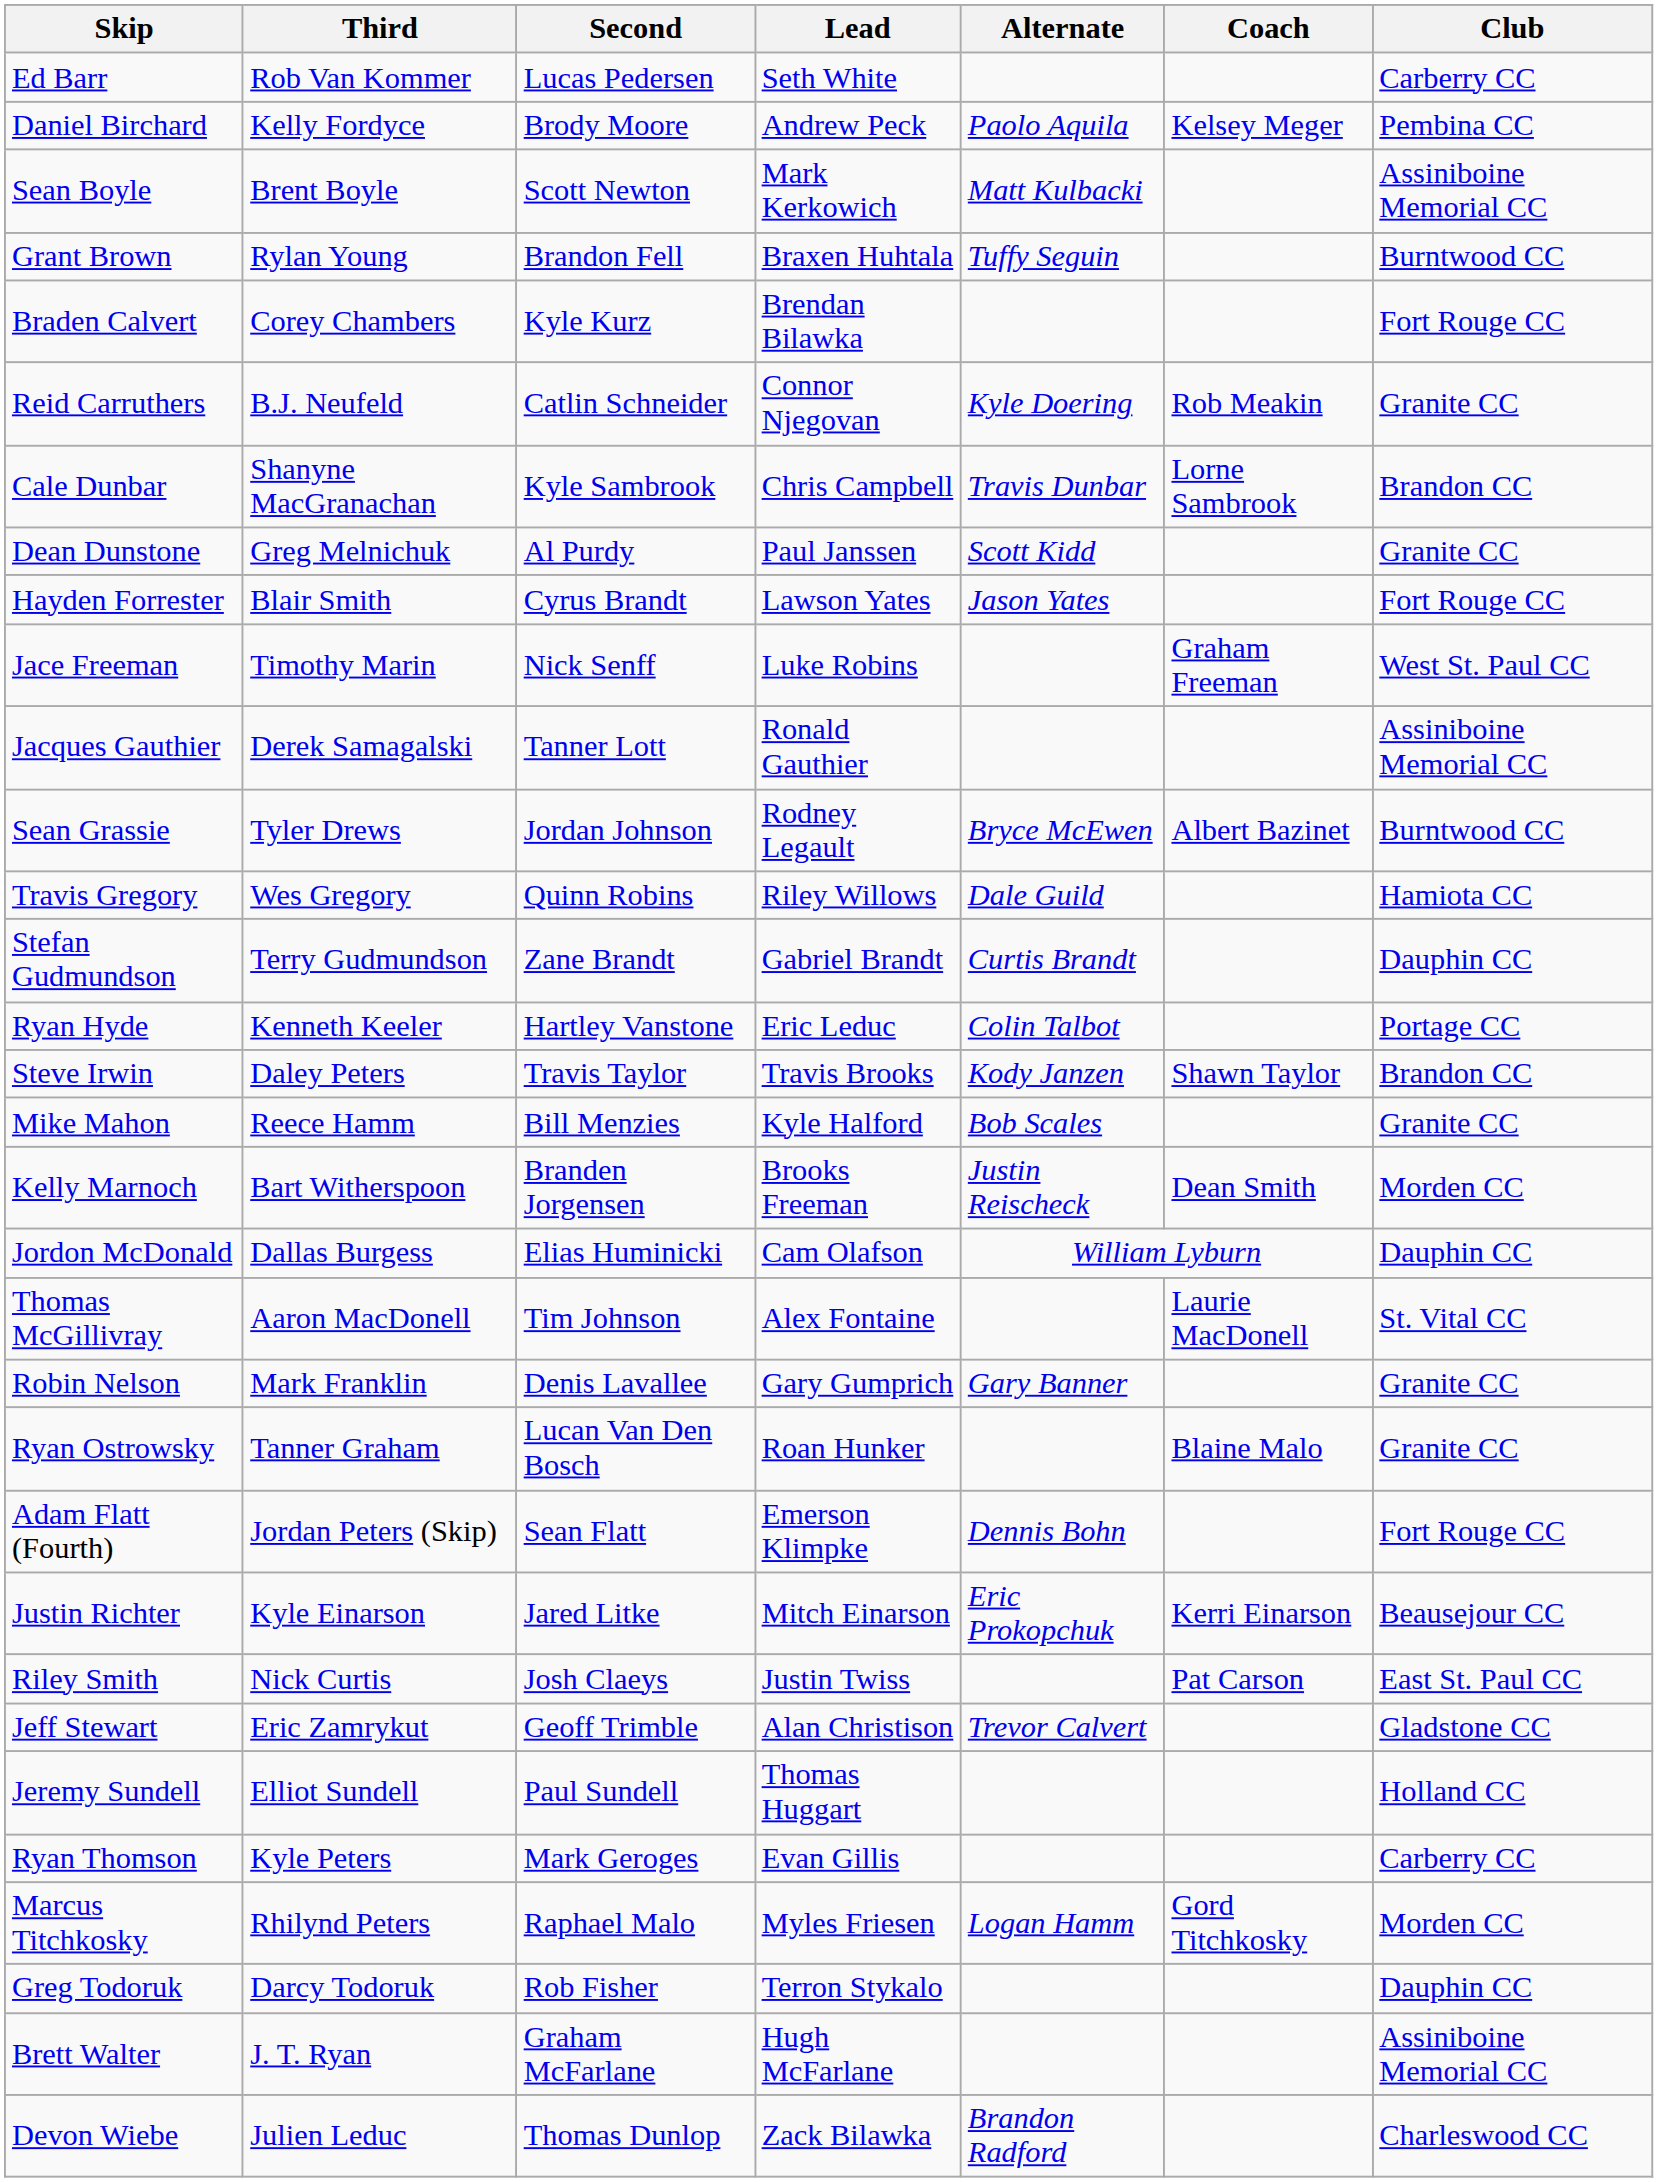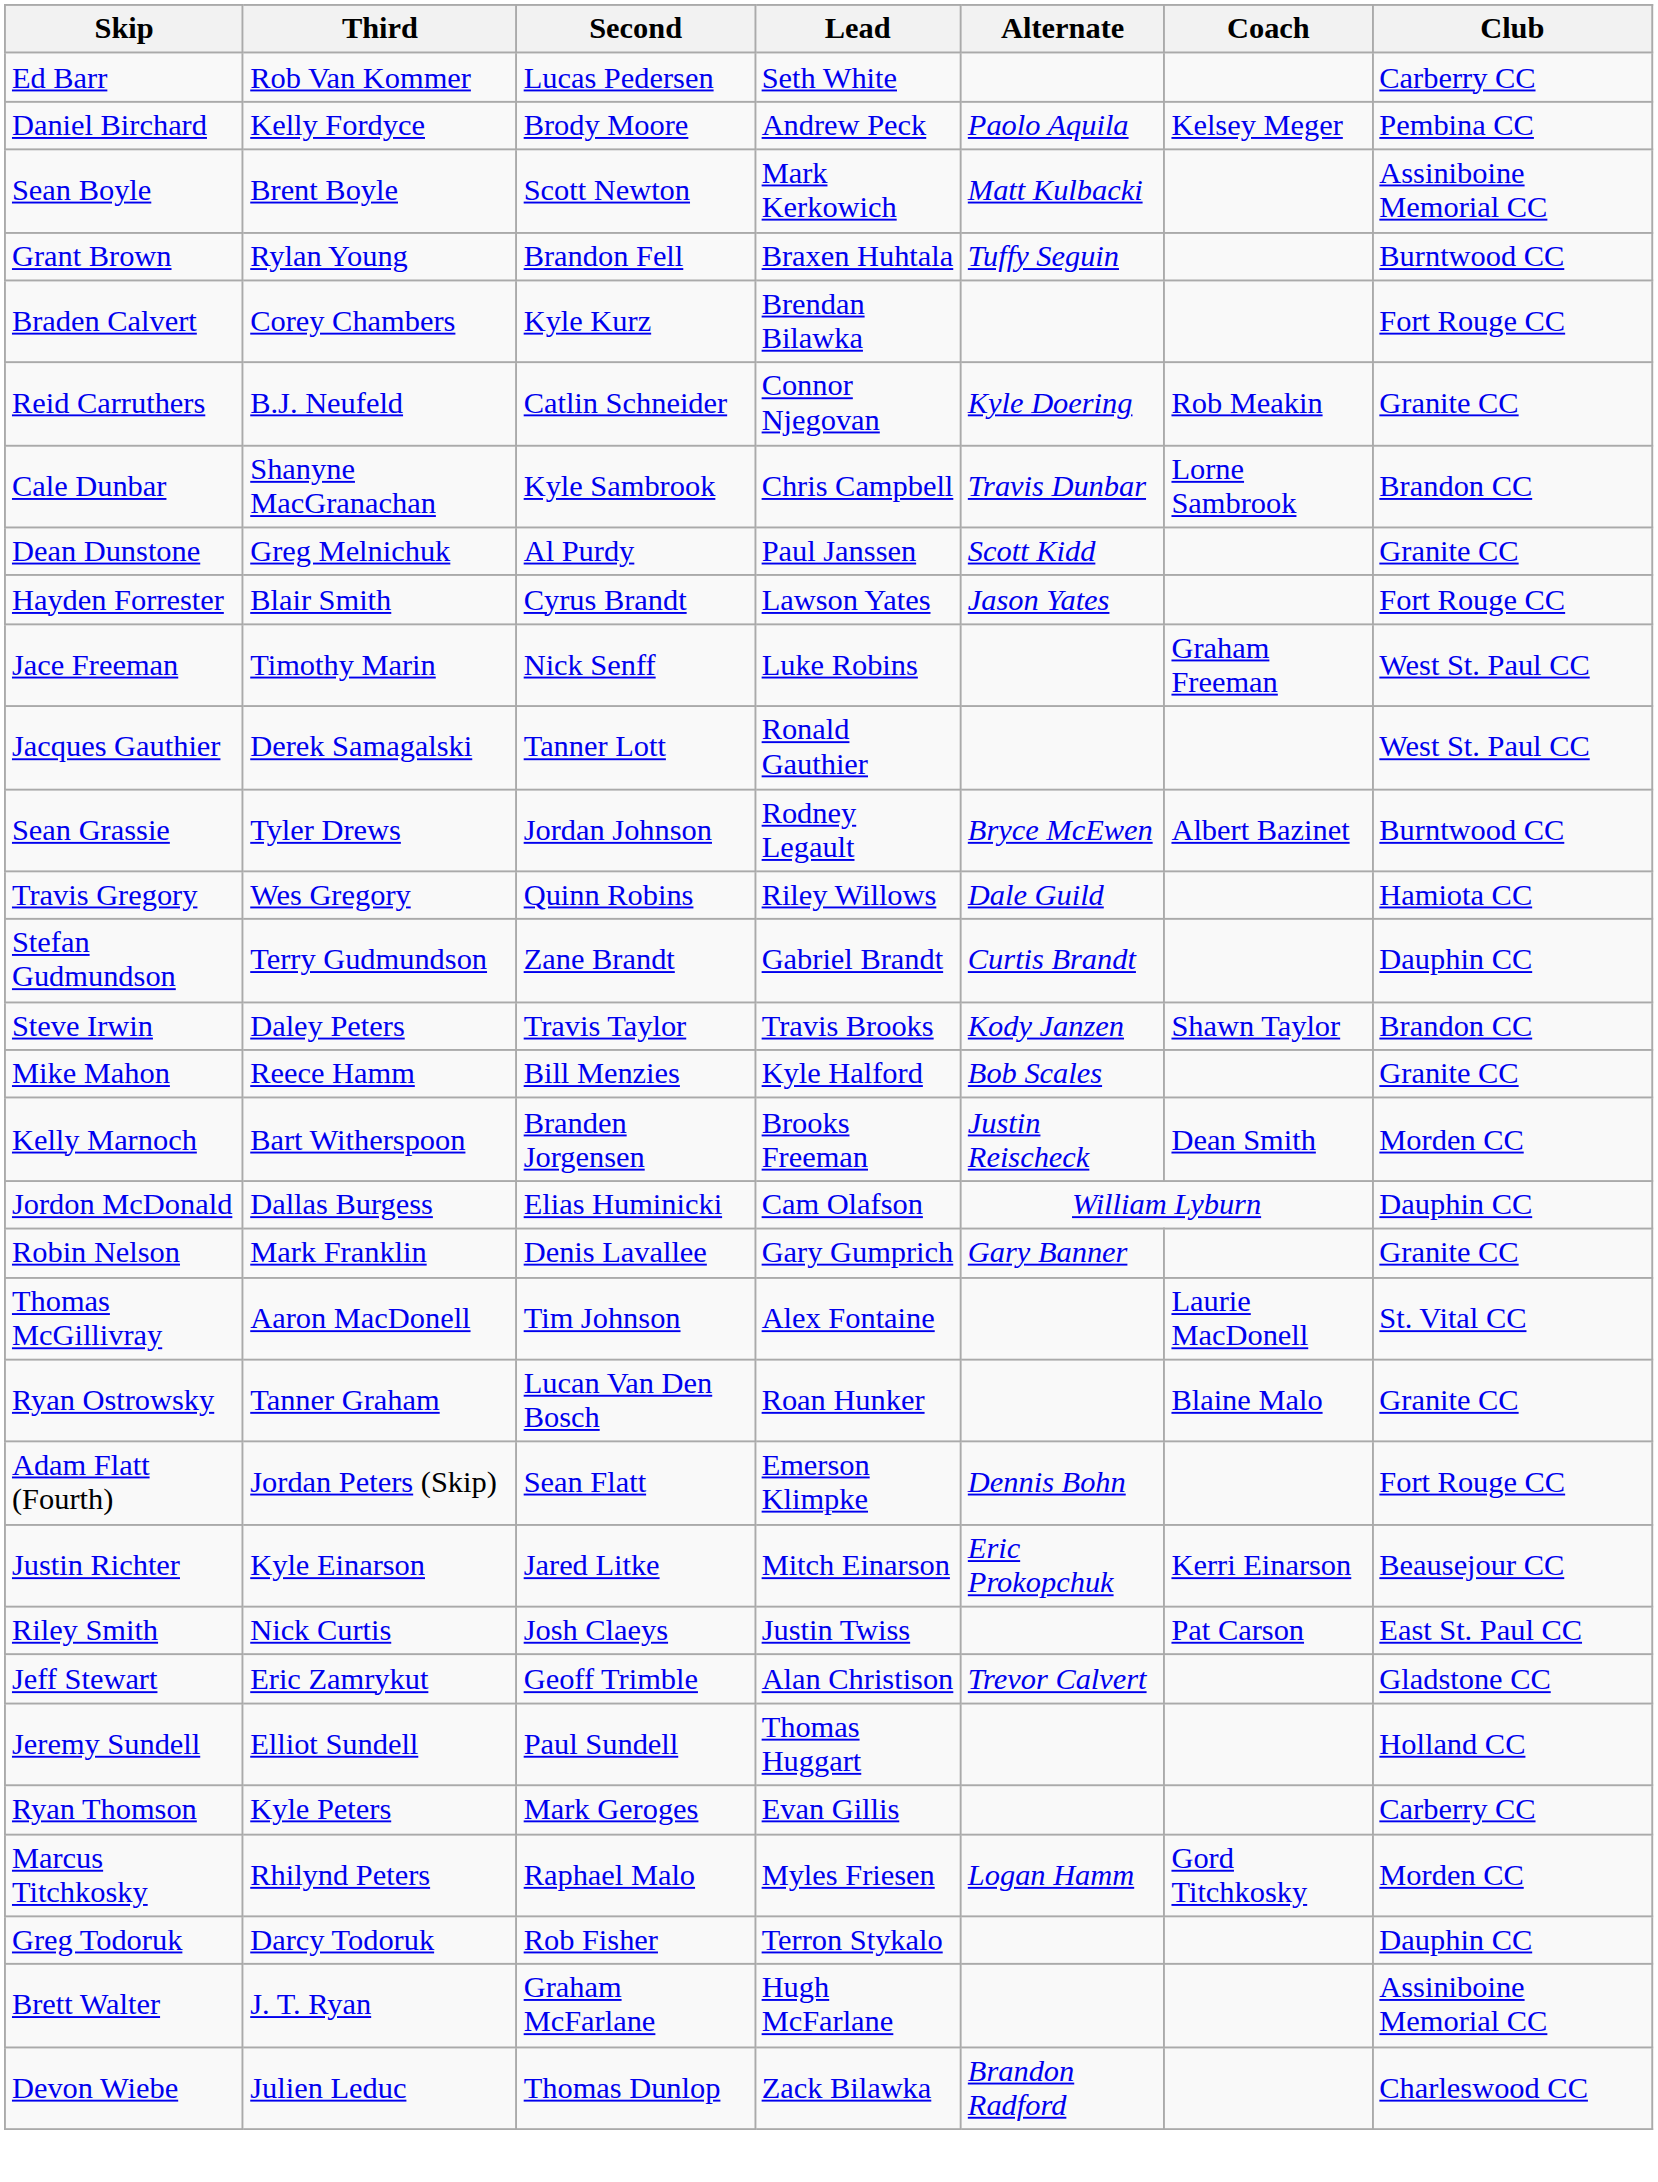(1463, 747) Assiniboine Memorial CC -> (1485, 747) West St. Paul CC
- row: (80, 1025)
rows swapped: (87, 1317) <-> (96, 1383)
